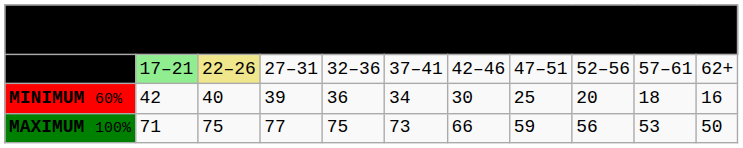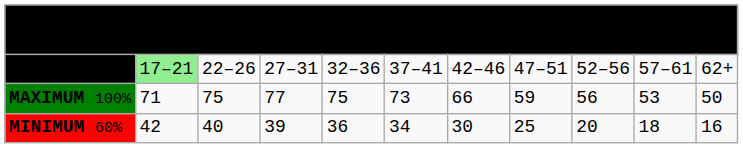(229, 69) khaki background -> (229, 69) no background
rows swapped: (70, 128) <-> (65, 98)
